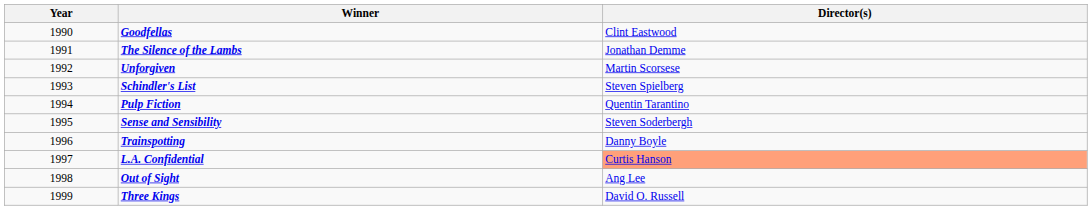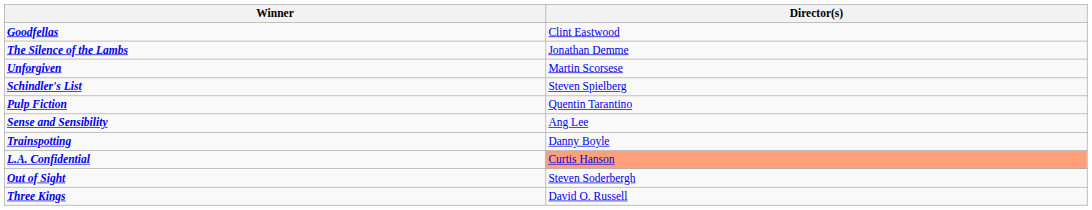- column: (61, 13)
(649, 123) Steven Soderbergh -> (568, 123) Ang Lee
(625, 178) Ang Lee -> (592, 178) Steven Soderbergh
